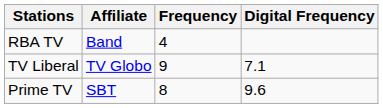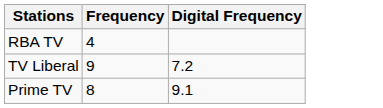- column: (119, 16)
(255, 66) 7.1 -> (182, 66) 7.2
(255, 90) 9.6 -> (182, 90) 9.1
